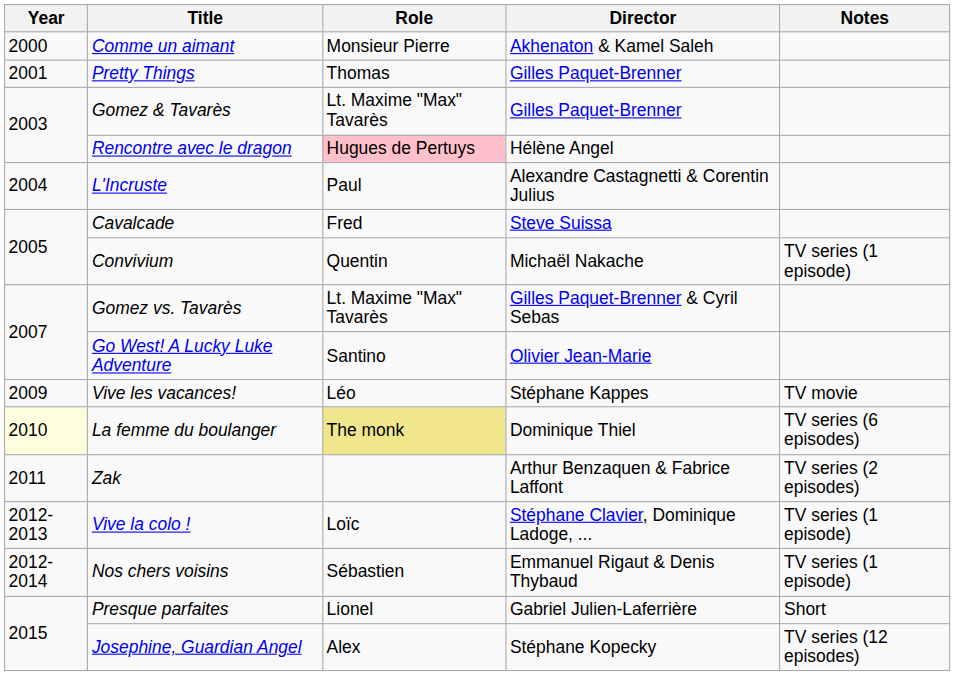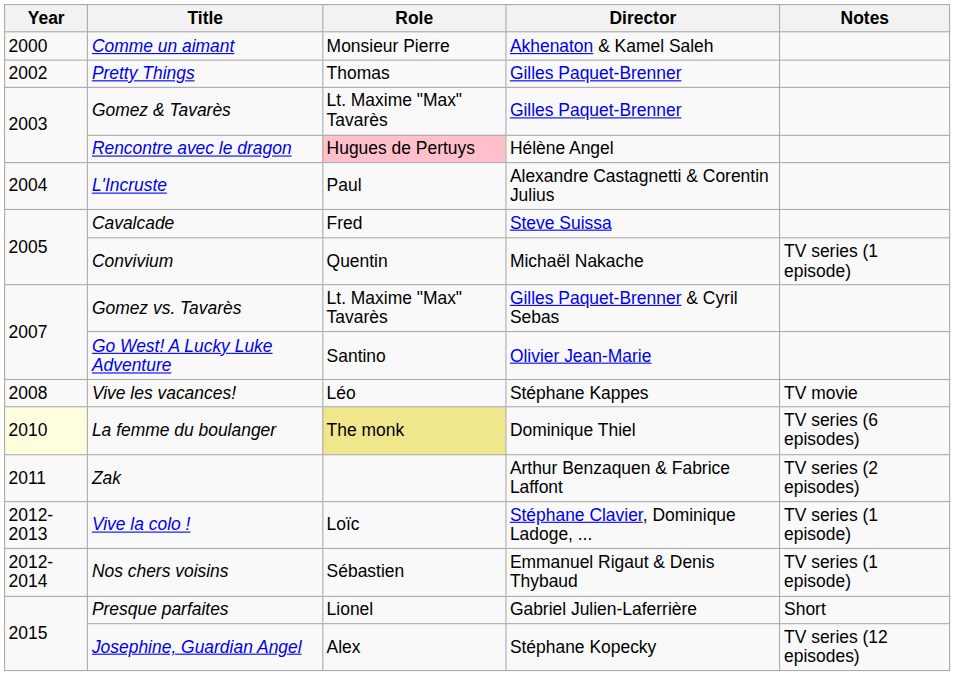(28, 73) 2001 -> (28, 73) 2002
(28, 393) 2009 -> (28, 393) 2008
